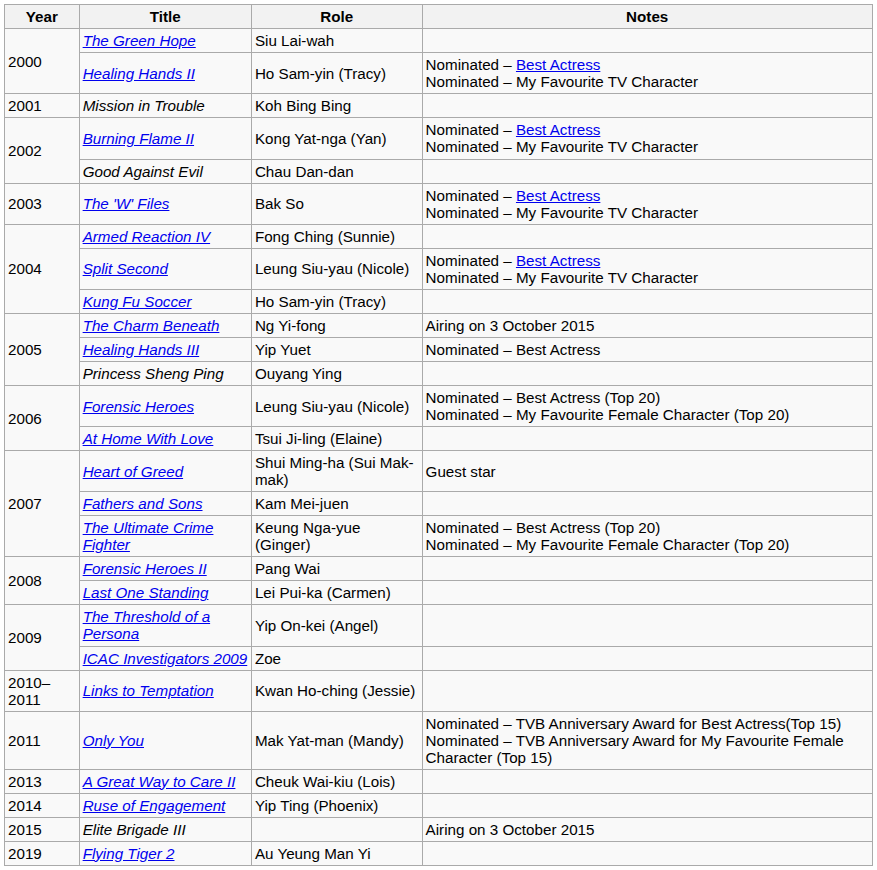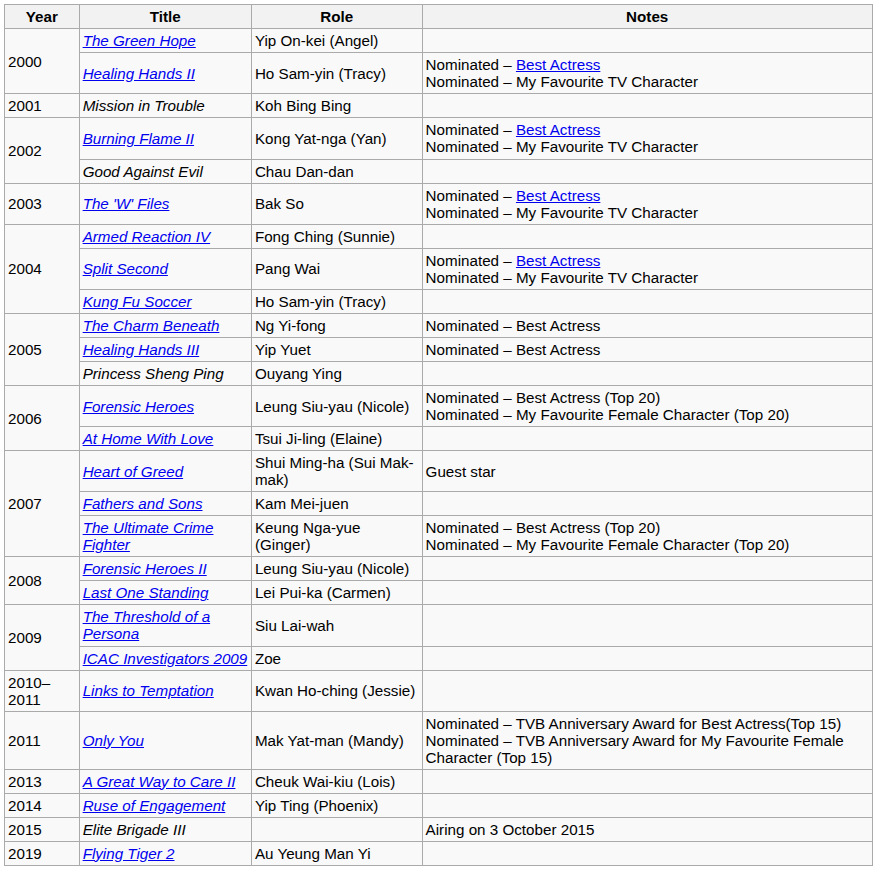(295, 41) Siu Lai-wah -> (317, 41) Yip On-kei (Angel)
(332, 269) Leung Siu-yau (Nicole) -> (288, 269) Pang Wai
(510, 325) Airing on 3 October 2015 -> (513, 325) Nominated – Best Actress
(288, 569) Pang Wai -> (332, 569) Leung Siu-yau (Nicole)
(317, 625) Yip On-kei (Angel) -> (295, 625) Siu Lai-wah
